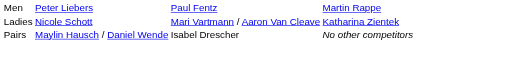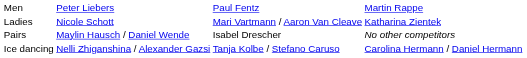+ row: (29, 48)
